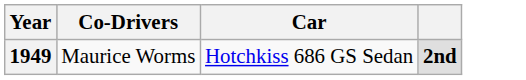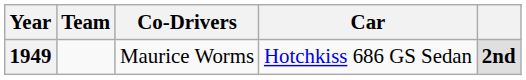+ column: (86, 22)
